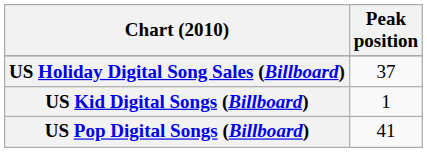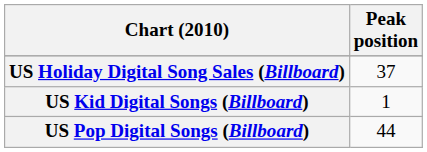(386, 131) 41 -> (386, 131) 44
